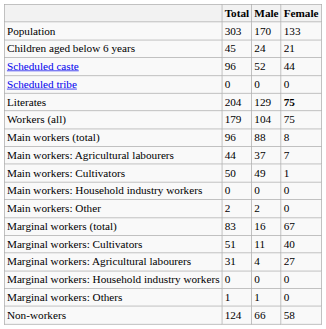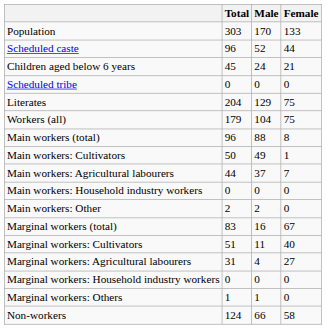rows swapped: (71, 48) <-> (43, 66)
(289, 102) bold -> (289, 102) normal
rows swapped: (66, 173) <-> (90, 155)
